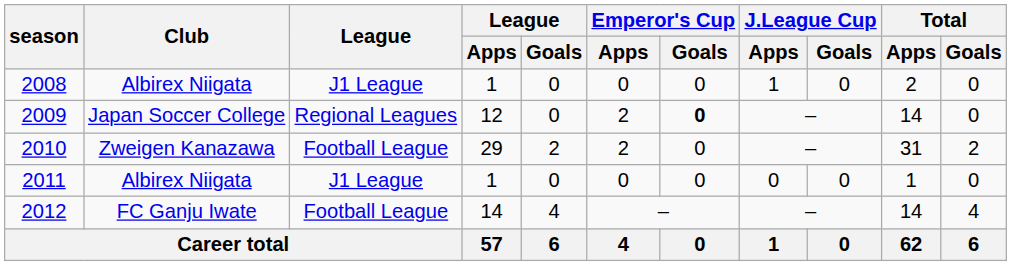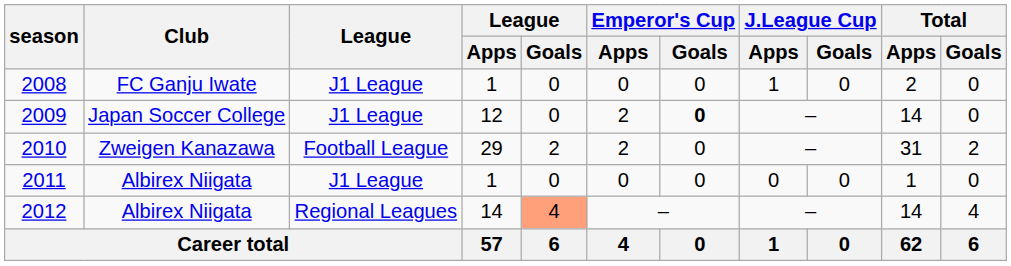(187, 84) Albirex Niigata -> (187, 84) FC Ganju Iwate
(376, 116) Regional Leagues -> (376, 116) J1 League
(187, 212) FC Ganju Iwate -> (187, 212) Albirex Niigata
(376, 212) Football League -> (376, 212) Regional Leagues
(554, 212) no background -> (554, 212) lightsalmon background
